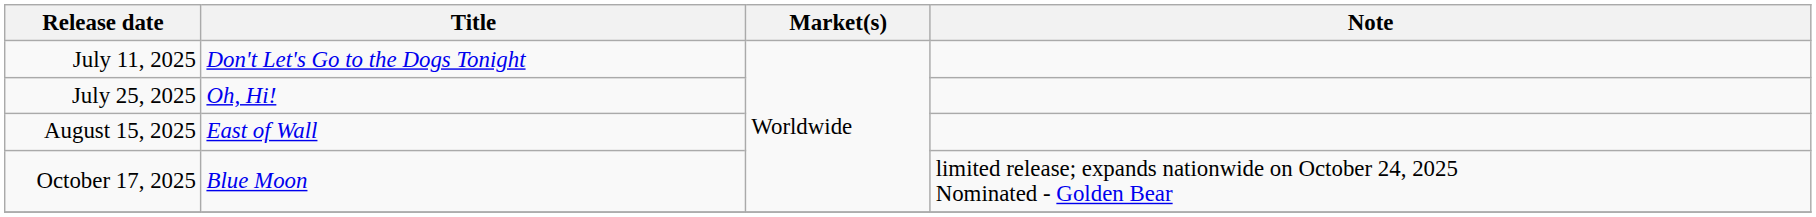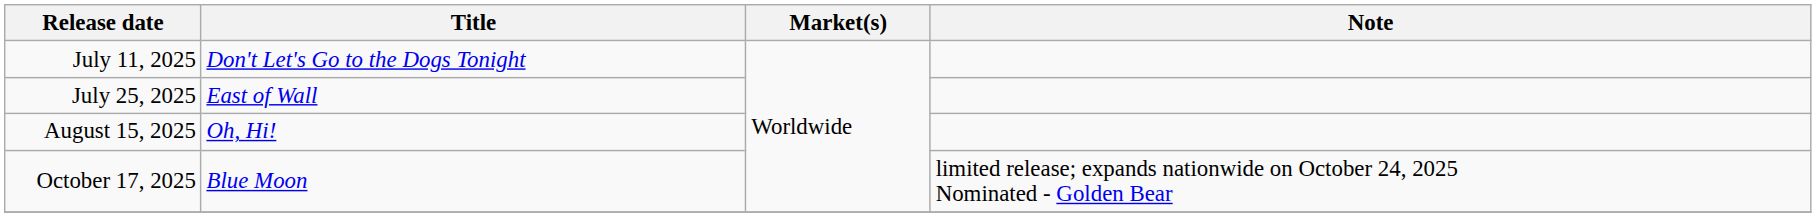(241, 95) Oh, Hi! -> (262, 95) East of Wall
(262, 131) East of Wall -> (241, 131) Oh, Hi!
